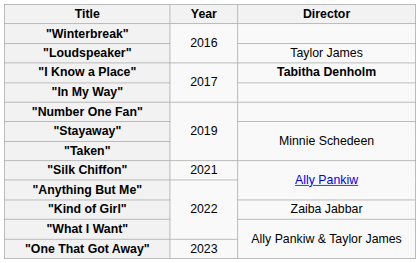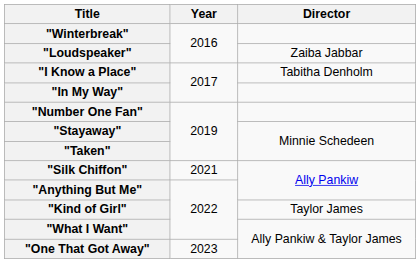(327, 53) Taylor James -> (327, 53) Zaiba Jabbar
(327, 72) bold -> (327, 72) normal
(327, 209) Zaiba Jabbar -> (327, 209) Taylor James
